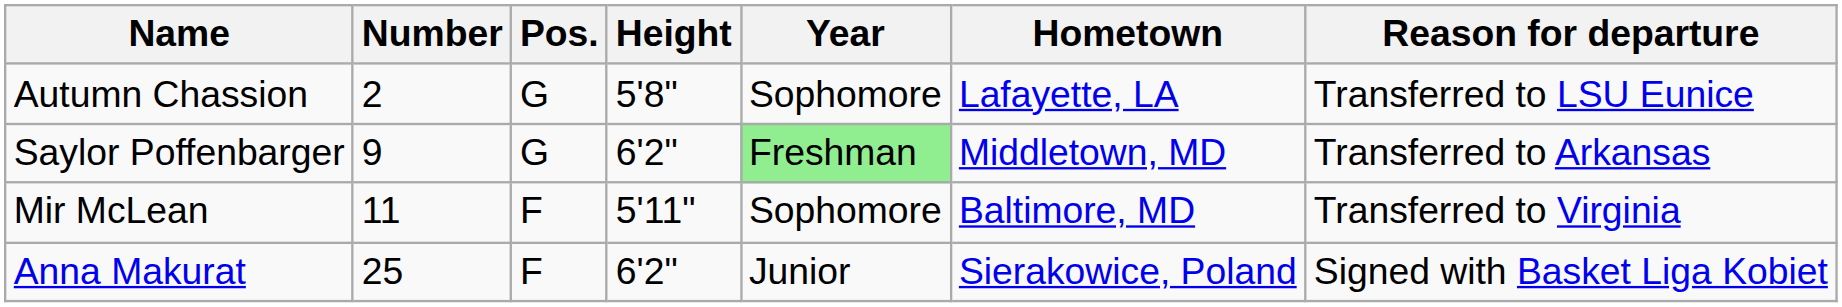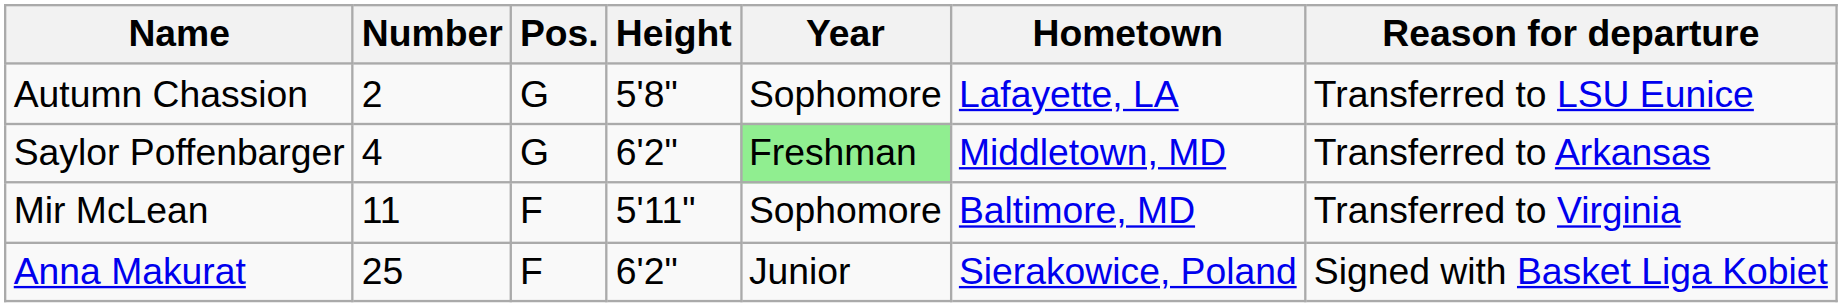(372, 152) 9 -> (372, 152) 4
